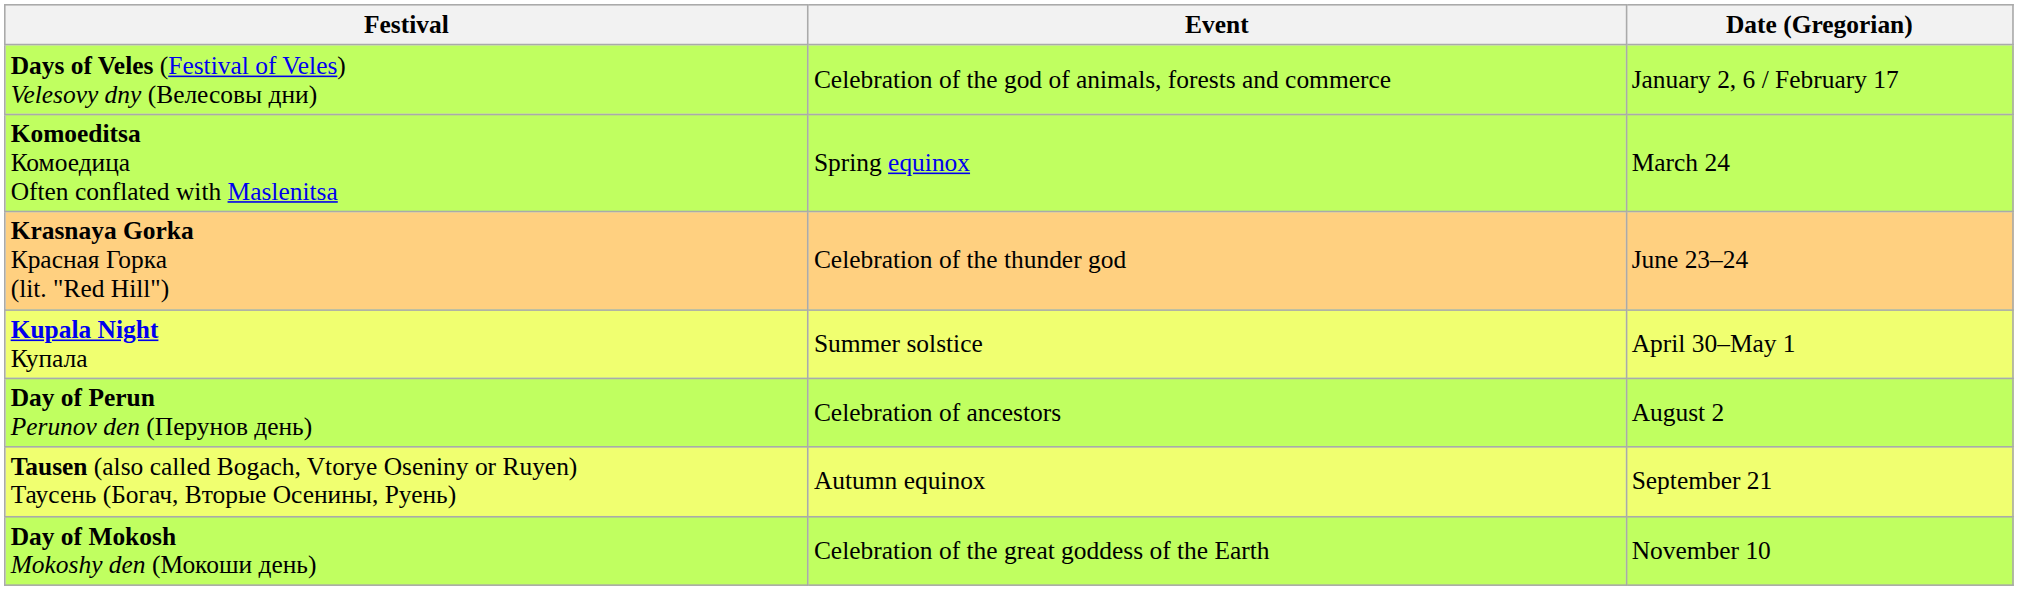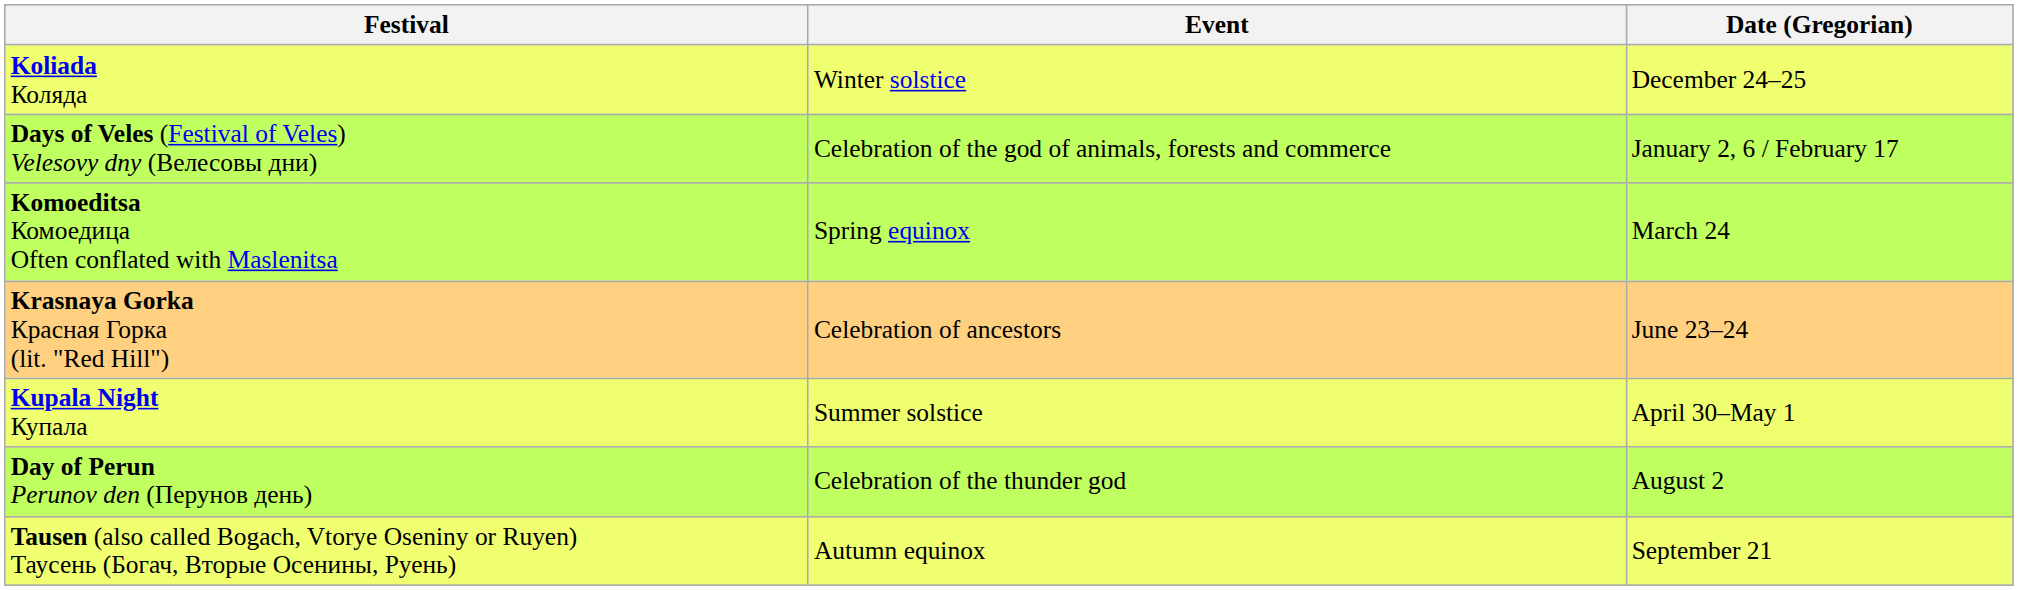+ row: (54, 79)
(970, 260) Celebration of the thunder god -> (938, 329) Celebration of ancestors
(938, 412) Celebration of ancestors -> (970, 481) Celebration of the thunder god
- row: (164, 550)
